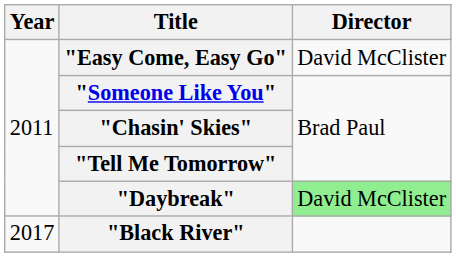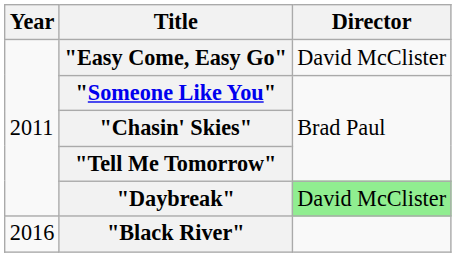(32, 233) 2017 -> (32, 233) 2016
